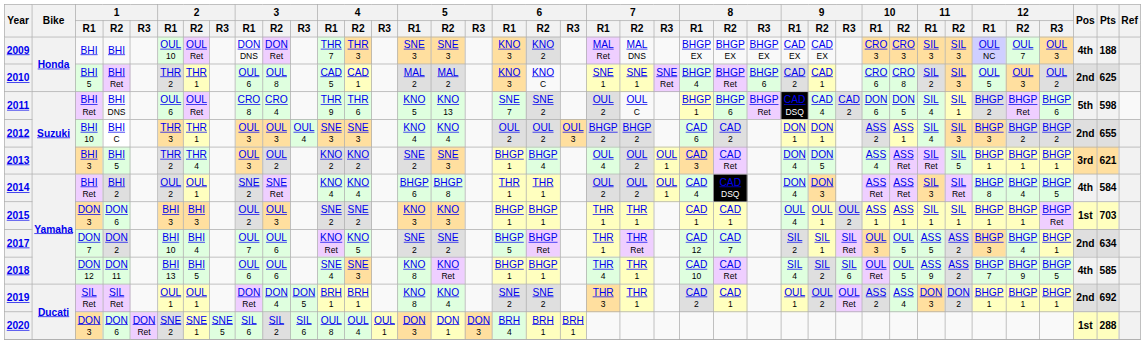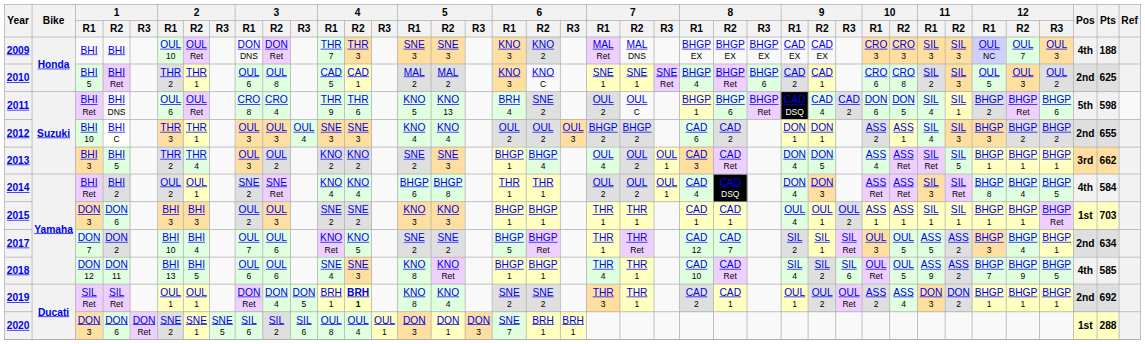(509, 106) SNE 7 -> (509, 106) BRH 4
(1108, 161) 621 -> (1108, 161) 662
(358, 298) normal -> (358, 298) bold
(509, 326) BRH 4 -> (509, 326) SNE 7
